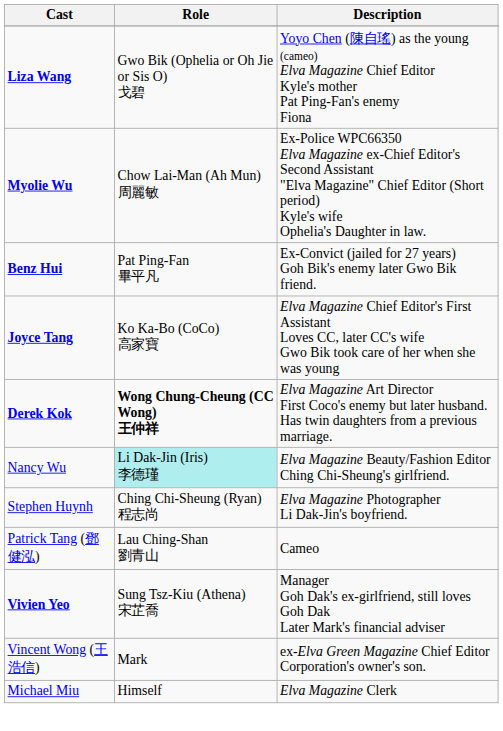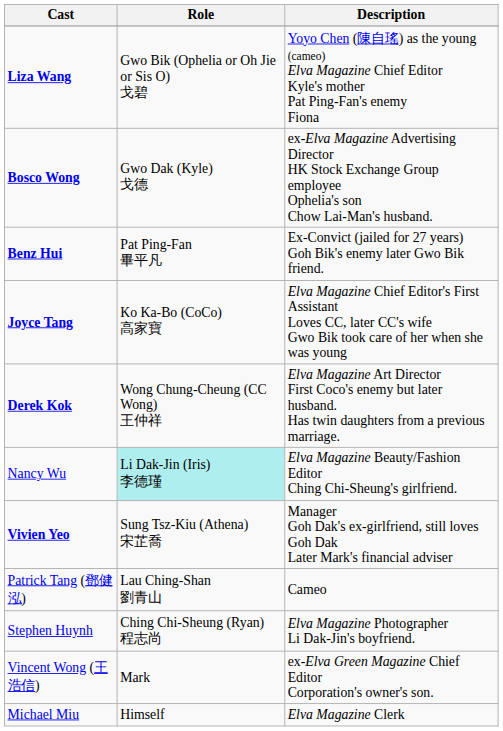+ row: (44, 177)
- row: (40, 185)
(196, 412) bold -> (193, 404) normal
rows swapped: (50, 507) <-> (39, 603)
